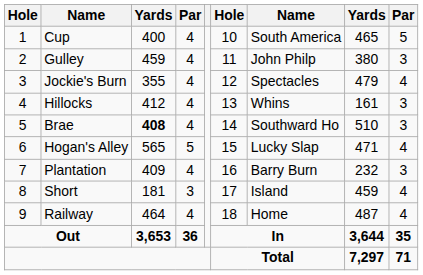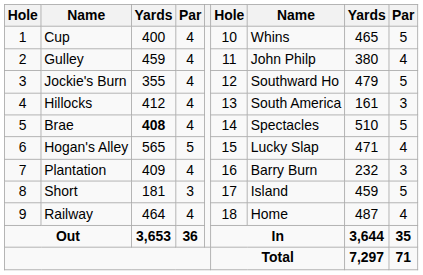(296, 37) South America -> (270, 37) Whins
(403, 59) 3 -> (403, 59) 4
(285, 81) Spectacles -> (295, 81) Southward Ho
(403, 81) 4 -> (403, 81) 5
(270, 103) Whins -> (296, 103) South America
(295, 125) Southward Ho -> (285, 125) Spectacles
(403, 125) 3 -> (403, 125) 5
(403, 192) 4 -> (403, 192) 5
